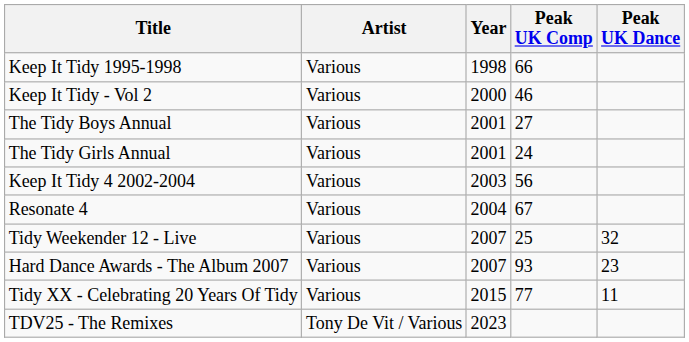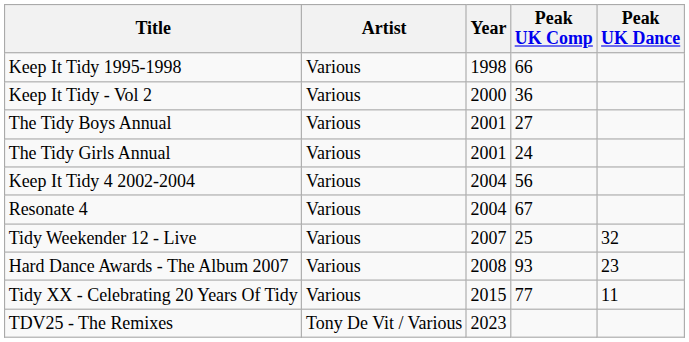(524, 95) 46 -> (524, 95) 36
(489, 180) 2003 -> (489, 180) 2004
(489, 266) 2007 -> (489, 266) 2008
